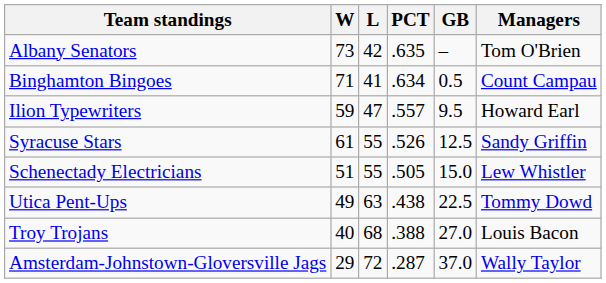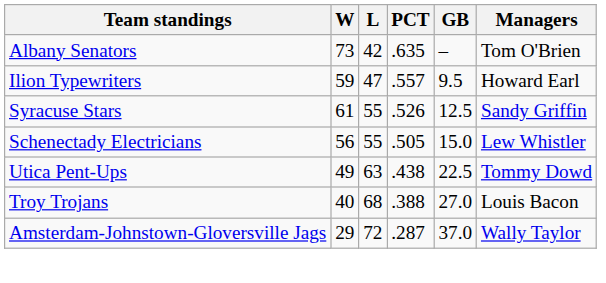- row: (90, 80)
(345, 171) 51 -> (345, 141) 56
